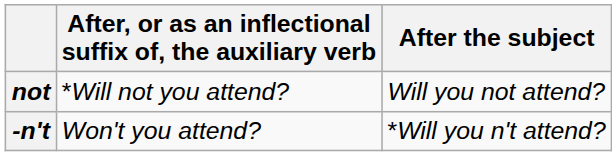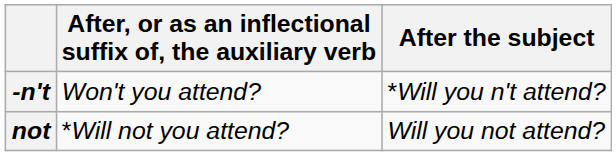rows swapped: (31, 91) <-> (31, 130)
